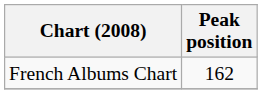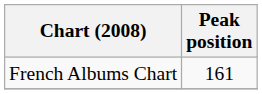(219, 72) 162 -> (219, 72) 161
